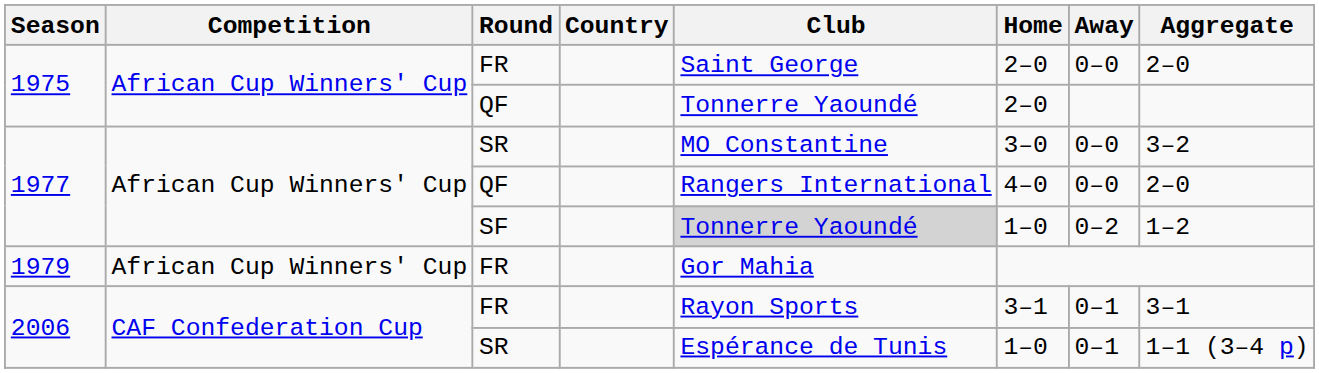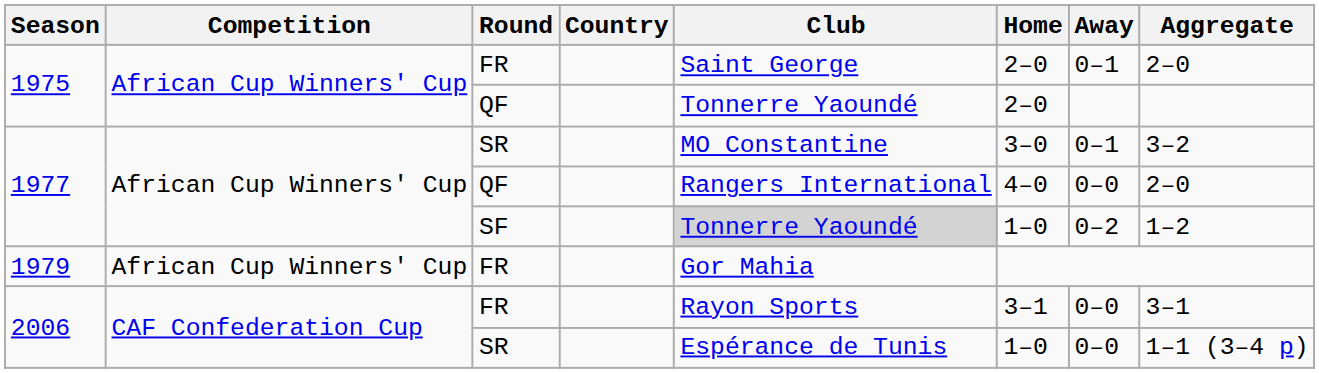(1097, 65) 0–0 -> (1097, 65) 0–1
(1097, 146) 0–0 -> (1097, 146) 0–1
(1097, 307) 0–1 -> (1097, 307) 0–0
(1097, 347) 0–1 -> (1097, 347) 0–0
